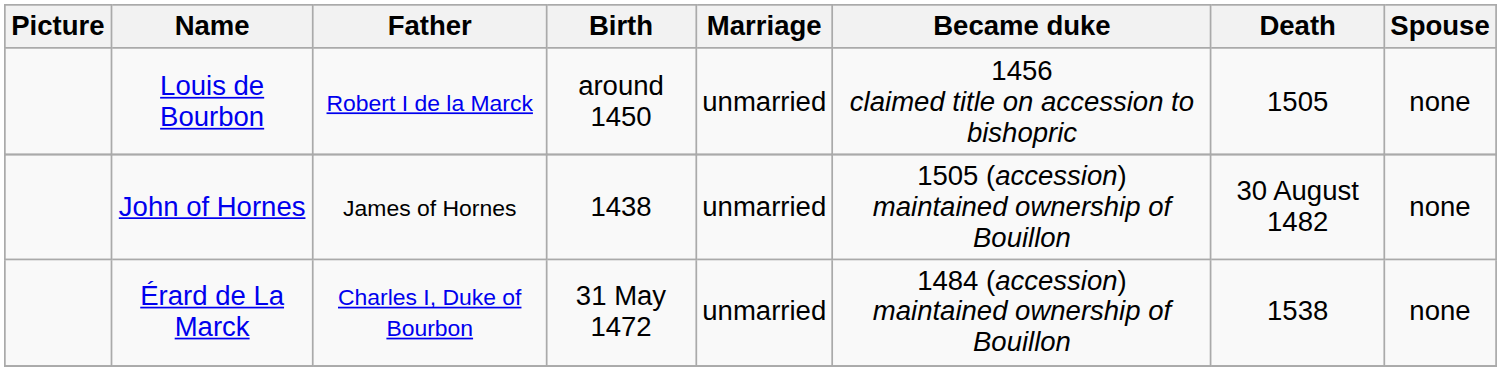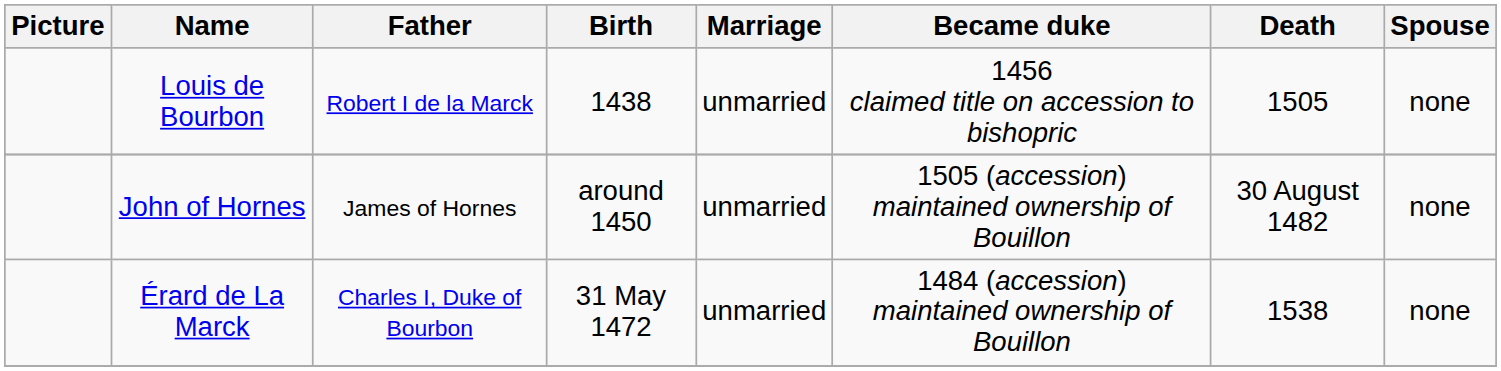(621, 100) around 1450 -> (621, 100) 1438
(621, 206) 1438 -> (621, 206) around 1450
